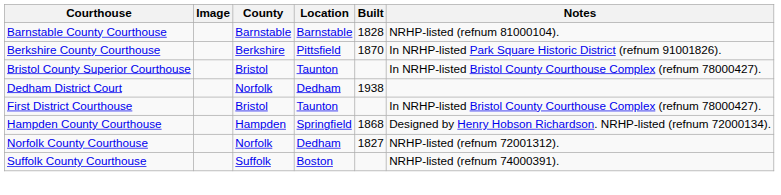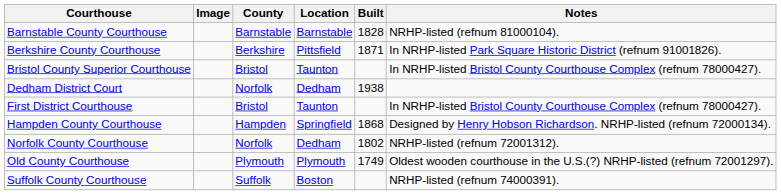(371, 50) 1870 -> (371, 50) 1871
(371, 143) 1827 -> (371, 143) 1802
+ row: (68, 161)
